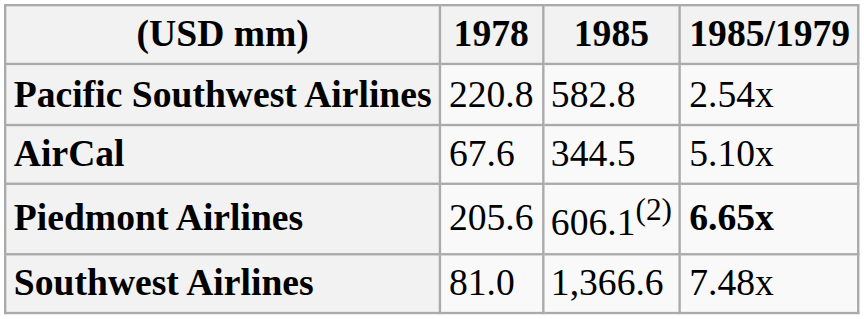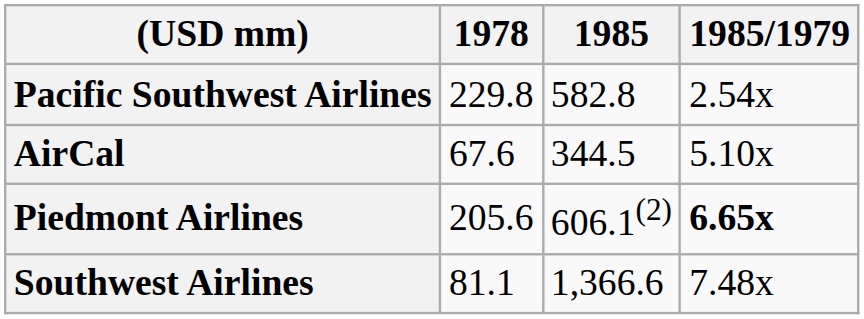(491, 93) 220.8 -> (491, 93) 229.8
(482, 283) 81.0 -> (482, 283) 81.1
